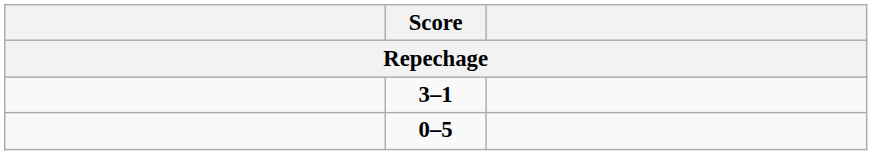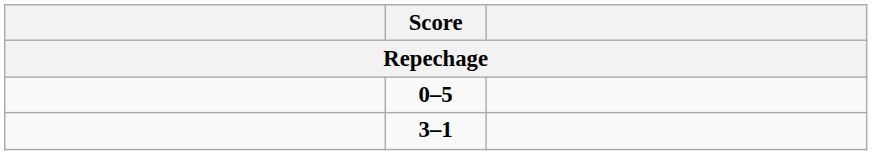rows swapped: (436, 130) <-> (436, 94)
